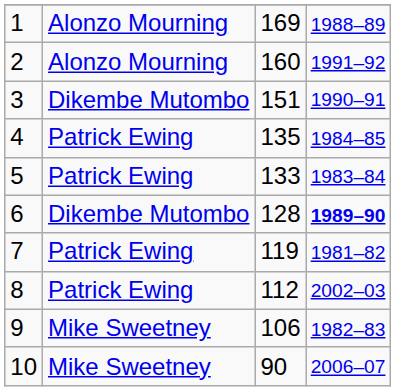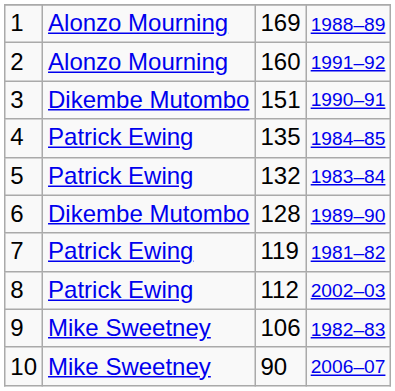(281, 175) 133 -> (281, 175) 132
(348, 214) bold -> (348, 214) normal
